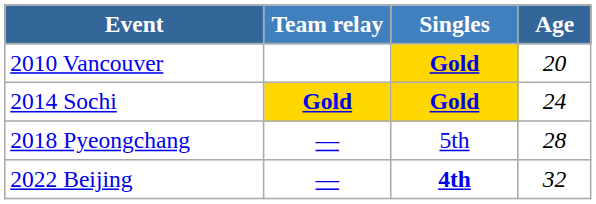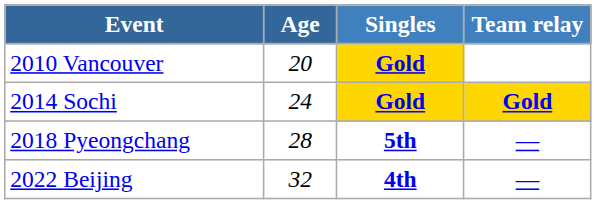columns swapped: (555, 24) <-> (327, 24)
(455, 140) normal -> (400, 140) bold
